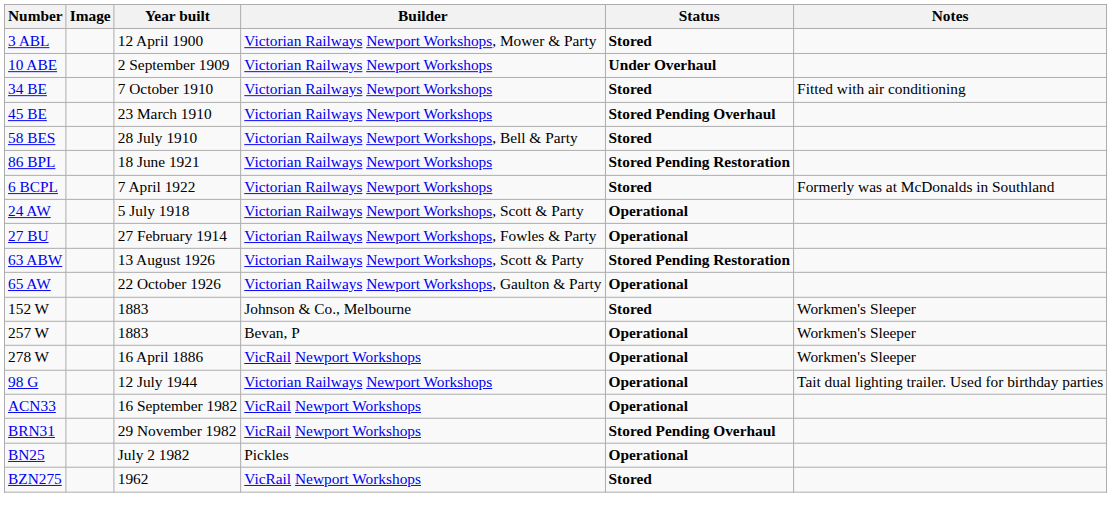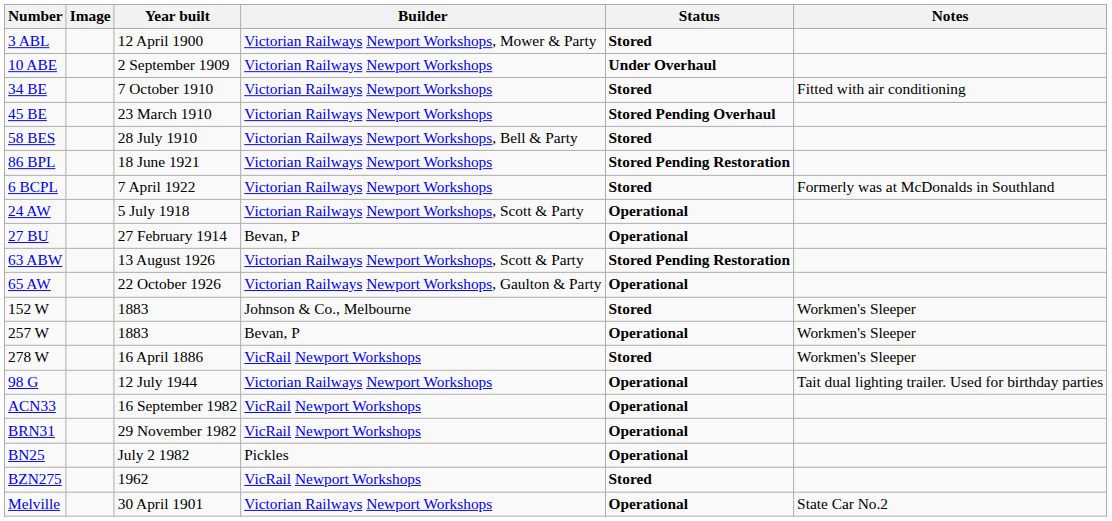(420, 235) Victorian Railways Newport Workshops, Fowles & Party -> (272, 235) Bevan, P
(648, 357) Operational -> (630, 357) Stored
(692, 430) Stored Pending Overhaul -> (648, 430) Operational
+ row: (34, 503)
